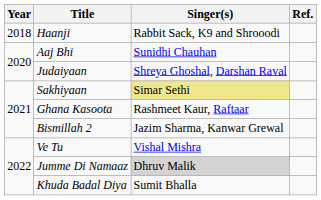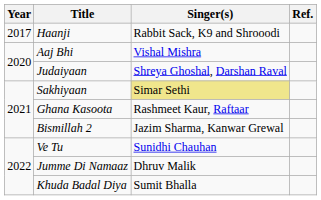(19, 33) 2018 -> (19, 33) 2017
(175, 52) Sunidhi Chauhan -> (167, 52) Vishal Mishra
(167, 147) Vishal Mishra -> (175, 147) Sunidhi Chauhan
(165, 166) lightgrey background -> (165, 166) no background
